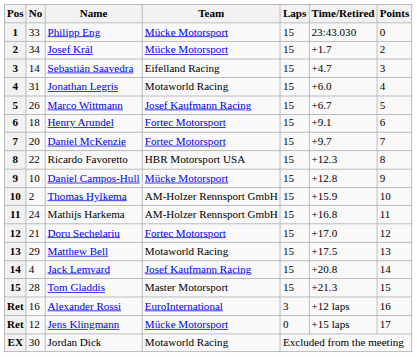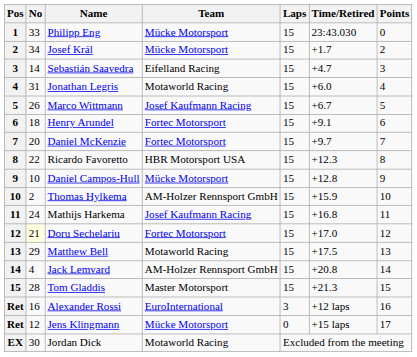(211, 215) AM-Holzer Rennsport GmbH -> (198, 215) Josef Kaufmann Racing
(34, 233) no background -> (34, 233) lightyellow background
(198, 270) Josef Kaufmann Racing -> (211, 270) AM-Holzer Rennsport GmbH
